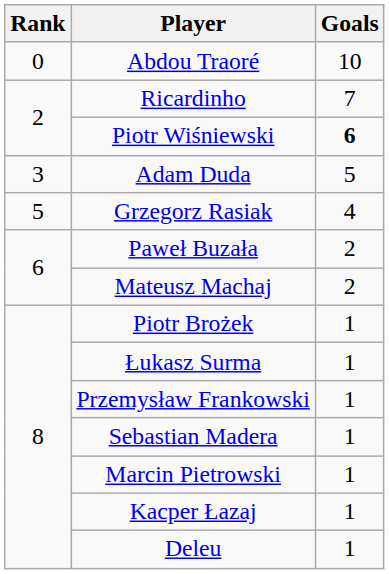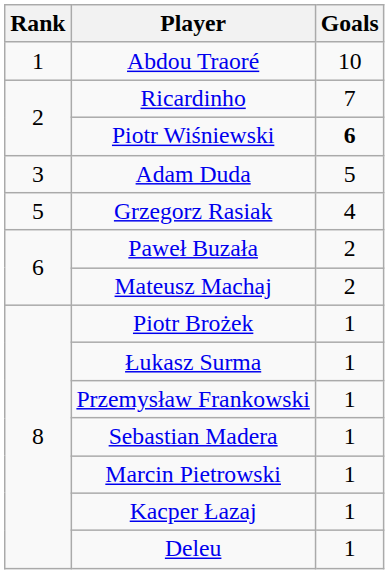(38, 60) 0 -> (38, 60) 1
